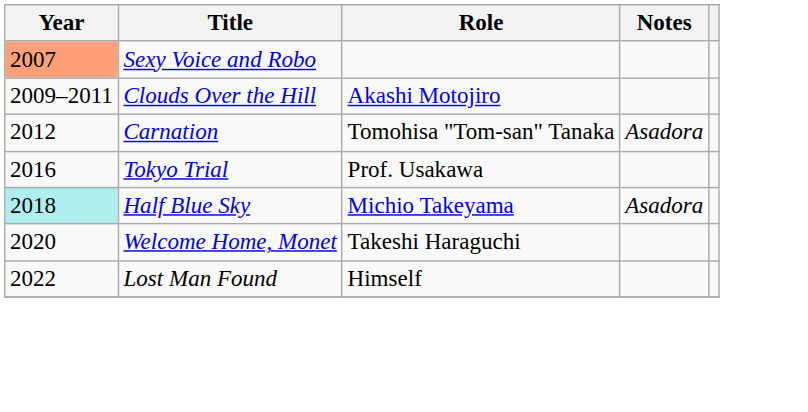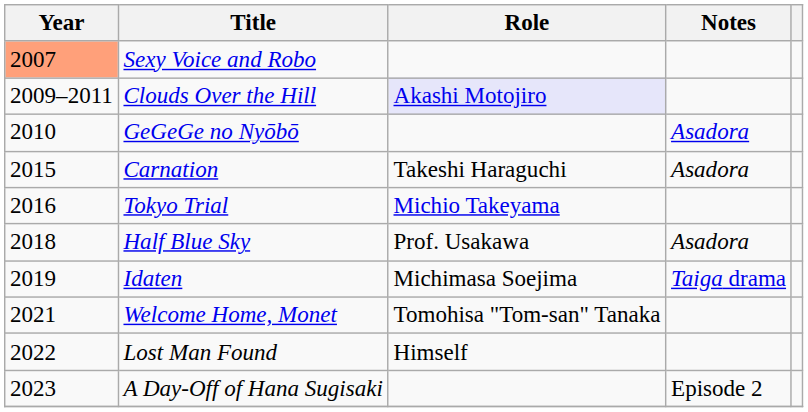(424, 95) no background -> (470, 95) lavender background
+ row: (211, 132)
(33, 132) 2012 -> (33, 168) 2015
(481, 132) Tomohisa "Tom-san" Tanaka -> (480, 168) Takeshi Haraguchi
(415, 168) Prof. Usakawa -> (477, 205) Michio Takeyama
(33, 205) paleturquoise background -> (33, 242) no background
(431, 205) Michio Takeyama -> (461, 242) Prof. Usakawa
+ row: (153, 278)
(33, 242) 2020 -> (33, 315) 2021
(434, 242) Takeshi Haraguchi -> (527, 315) Tomohisa "Tom-san" Tanaka
+ row: (253, 388)
